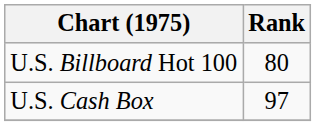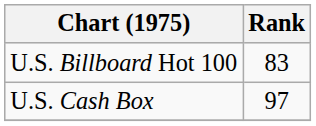(277, 62) 80 -> (277, 62) 83
